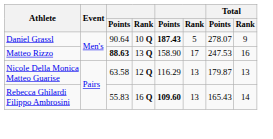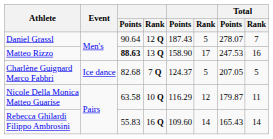(144, 39) 10 Q -> (155, 39) 12 Q
(169, 39) bold -> (180, 39) normal
(245, 39) 9 -> (257, 39) 7
+ row: (39, 73)
(144, 73) 12 Q -> (155, 97) 10 Q
(194, 73) 13 -> (206, 97) 12
(245, 73) 13 -> (257, 97) 11
(169, 97) bold -> (180, 122) normal
(194, 97) 13 -> (206, 122) 14
